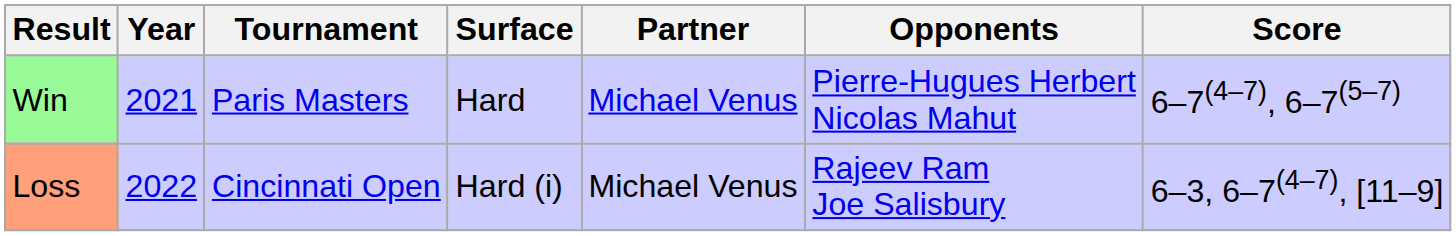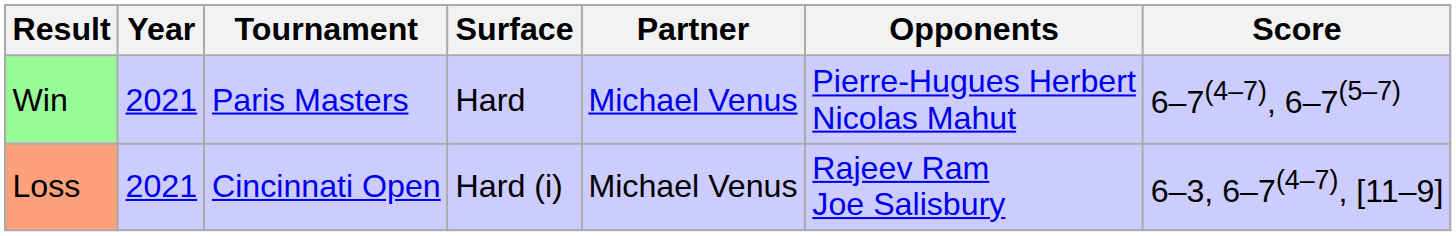(161, 186) 2022 -> (161, 186) 2021
